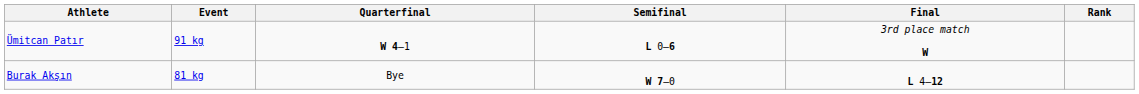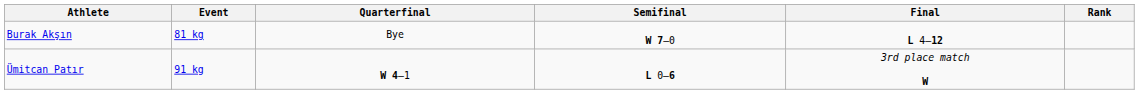rows swapped: (39, 75) <-> (45, 41)
